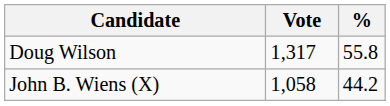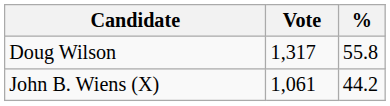(293, 84) 1,058 -> (293, 84) 1,061
